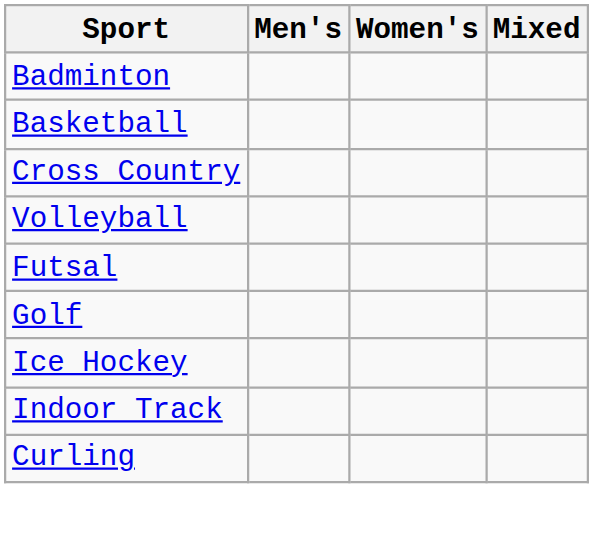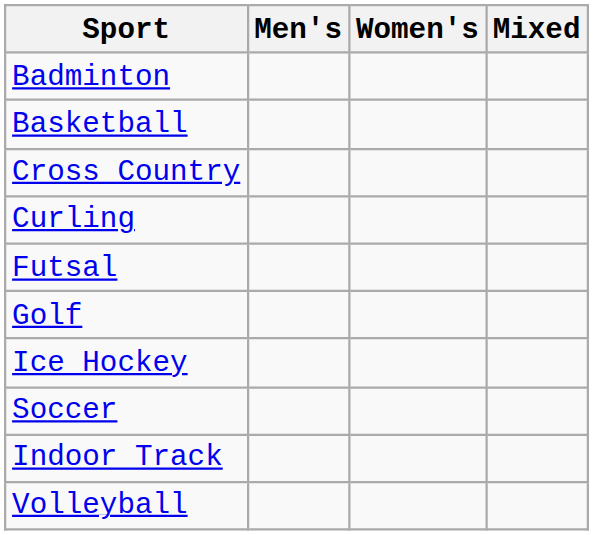rows swapped: (74, 458) <-> (100, 220)
+ row: (65, 410)
